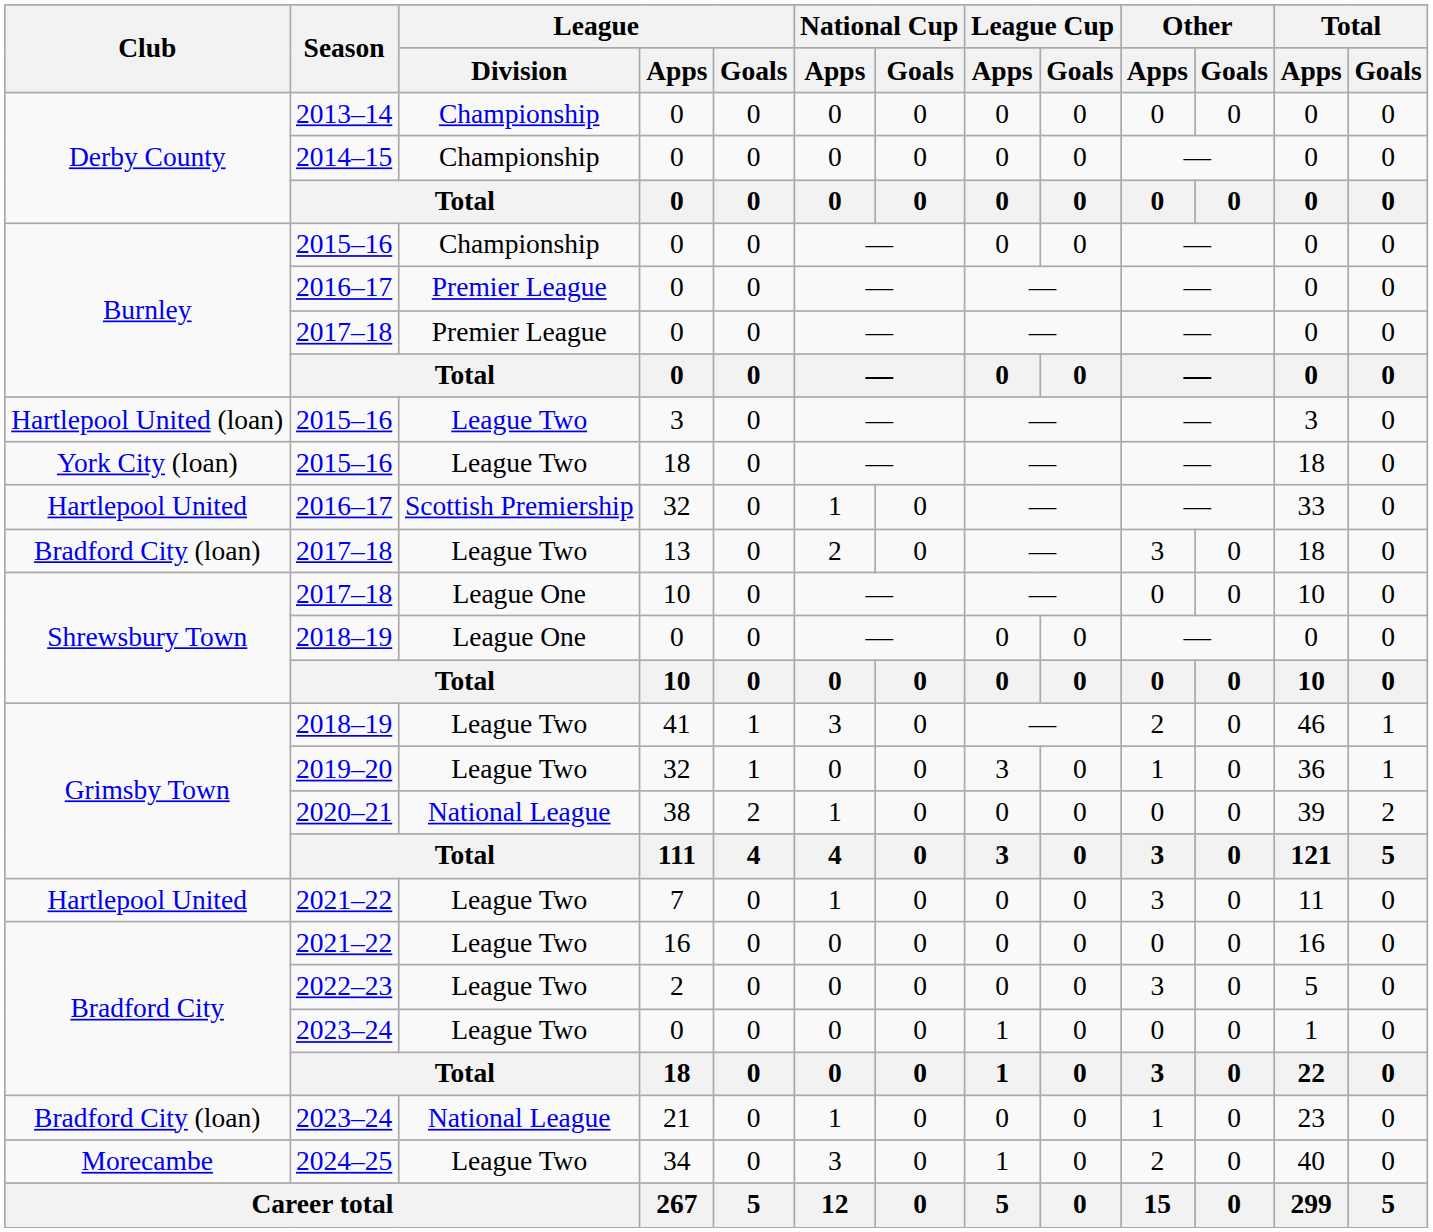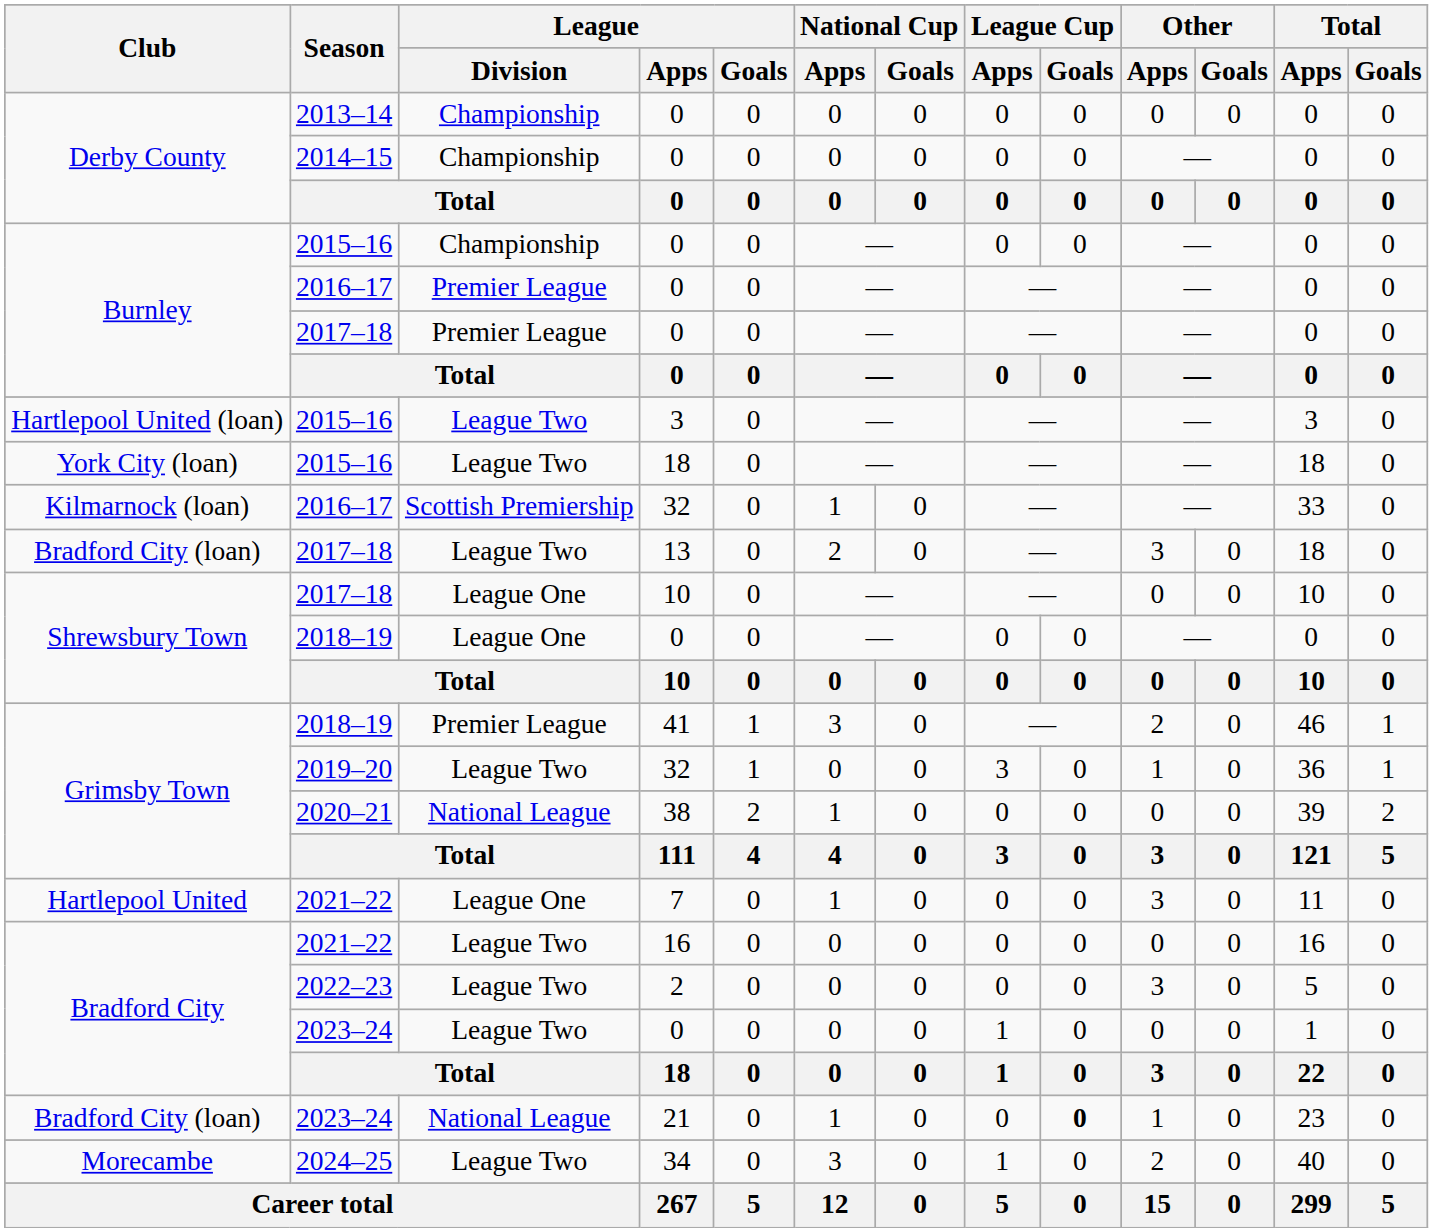(147, 506) Hartlepool United -> (147, 506) Kilmarnock (loan)
(519, 724) League Two -> (519, 724) Premier League
(519, 899) League Two -> (519, 899) League One
(1080, 1117) normal -> (1080, 1117) bold
